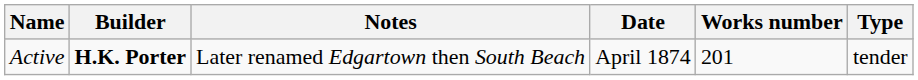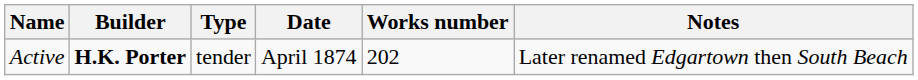columns swapped: (880, 21) <-> (391, 21)
(717, 56) 201 -> (383, 56) 202
